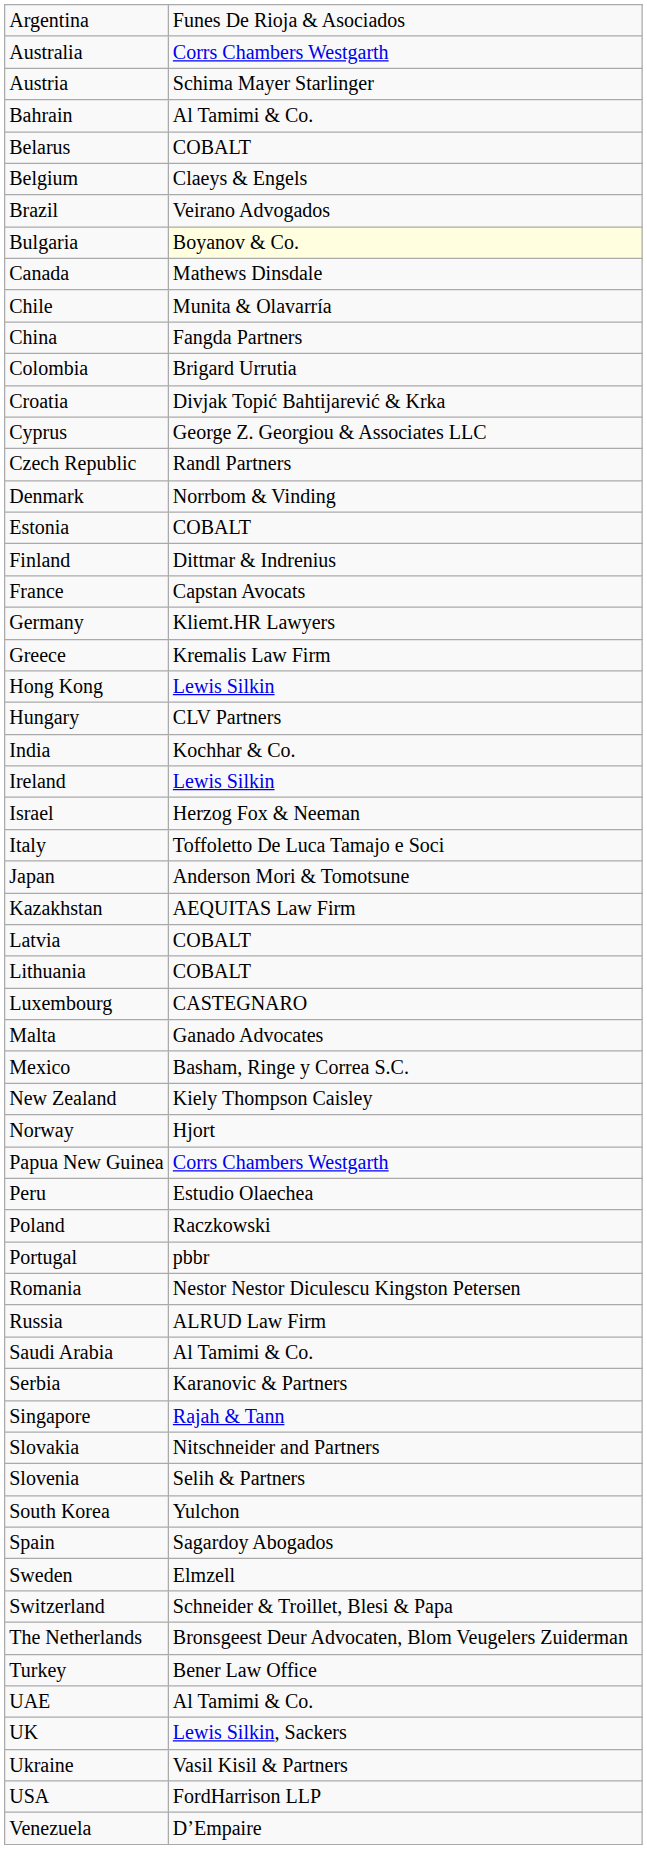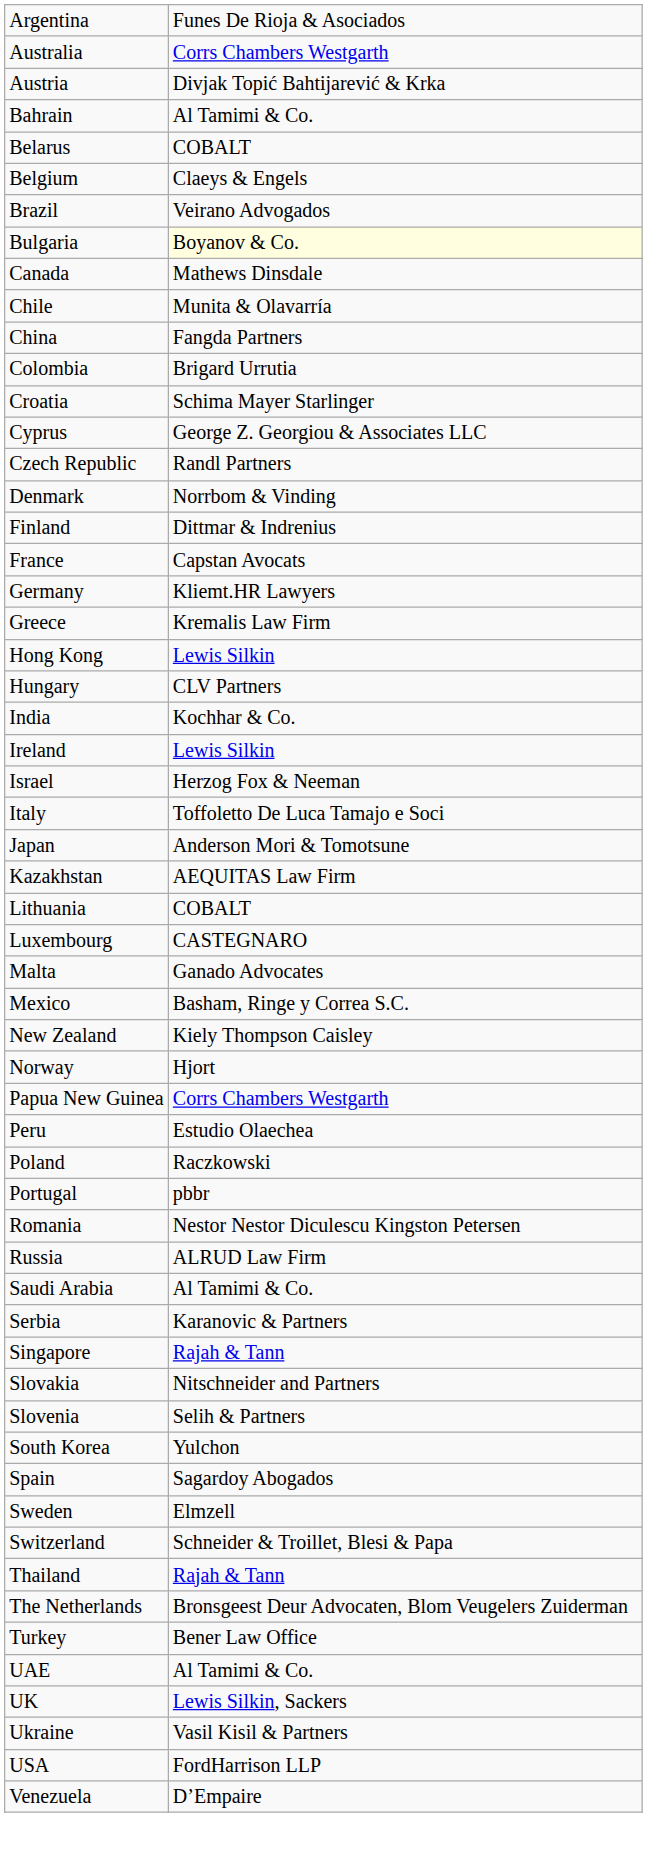(273, 83) Schima Mayer Starlinger -> (309, 83) Divjak Topić Bahtijarević & Krka
(309, 400) Divjak Topić Bahtijarević & Krka -> (273, 400) Schima Mayer Starlinger
- row: (39, 527)
- row: (35, 940)
+ row: (45, 1574)
